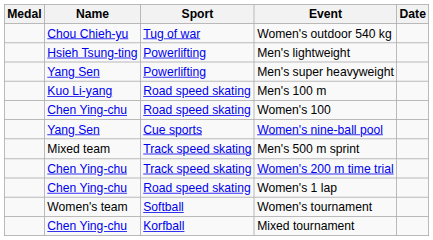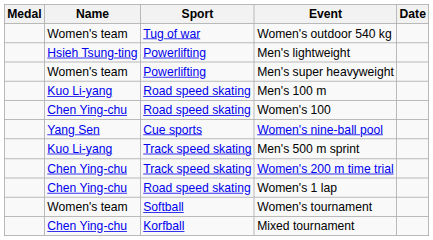(88, 33) Chou Chieh-yu -> (88, 33) Women's team
(74, 72) Yang Sen -> (88, 72) Women's team
(79, 149) Mixed team -> (80, 149) Kuo Li-yang
